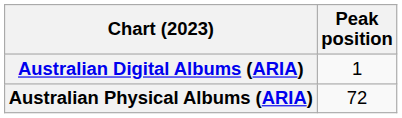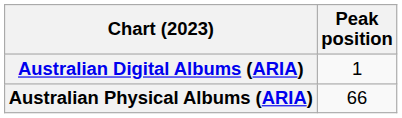(357, 98) 72 -> (357, 98) 66
